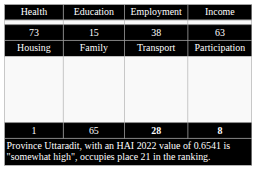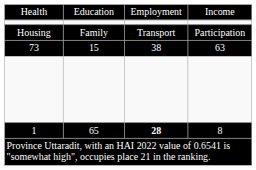rows swapped: (34, 32) <-> (34, 48)
(220, 130) bold -> (220, 130) normal
